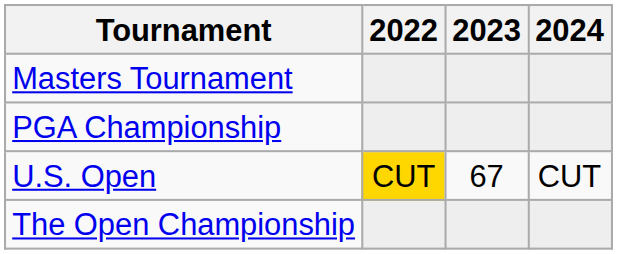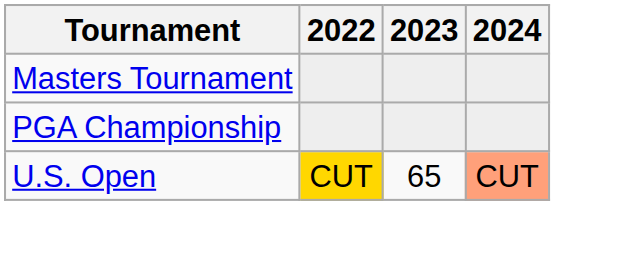(487, 176) 67 -> (424, 176) 65
(569, 176) no background -> (507, 176) lightsalmon background
- row: (184, 225)
